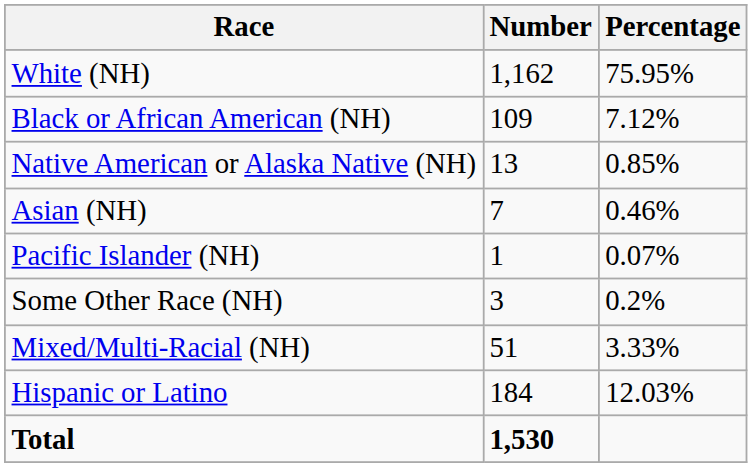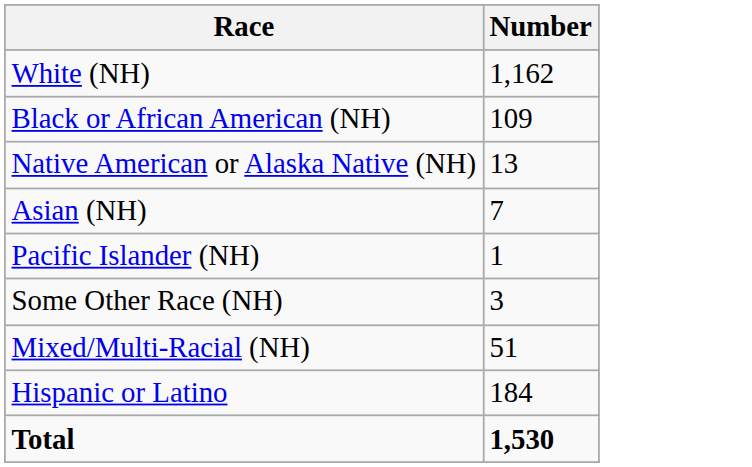- column: (673, 27)
